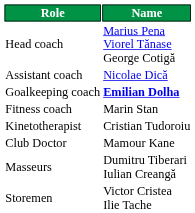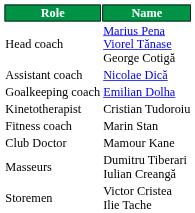(141, 92) bold -> (139, 92) normal
rows swapped: (39, 109) <-> (43, 126)
